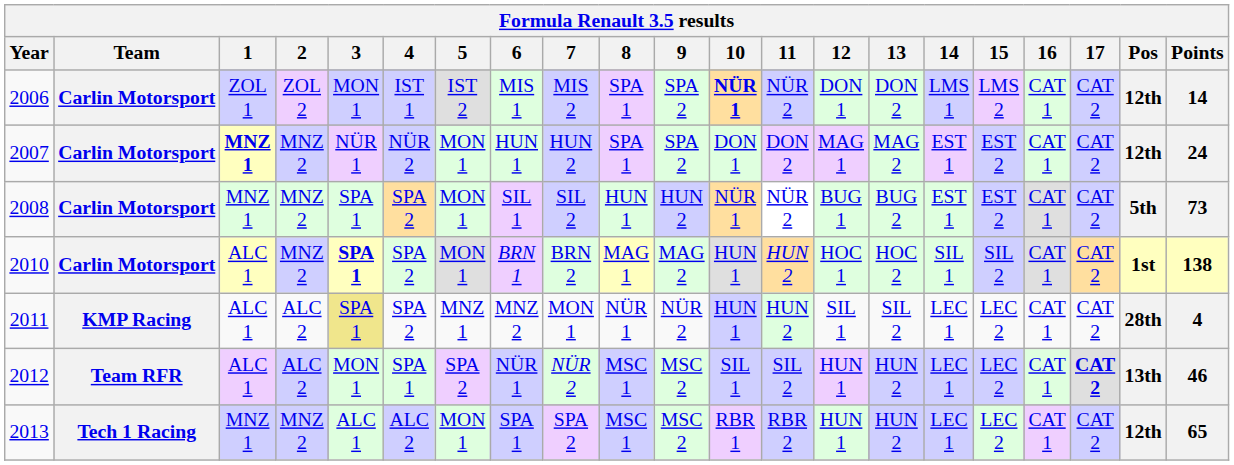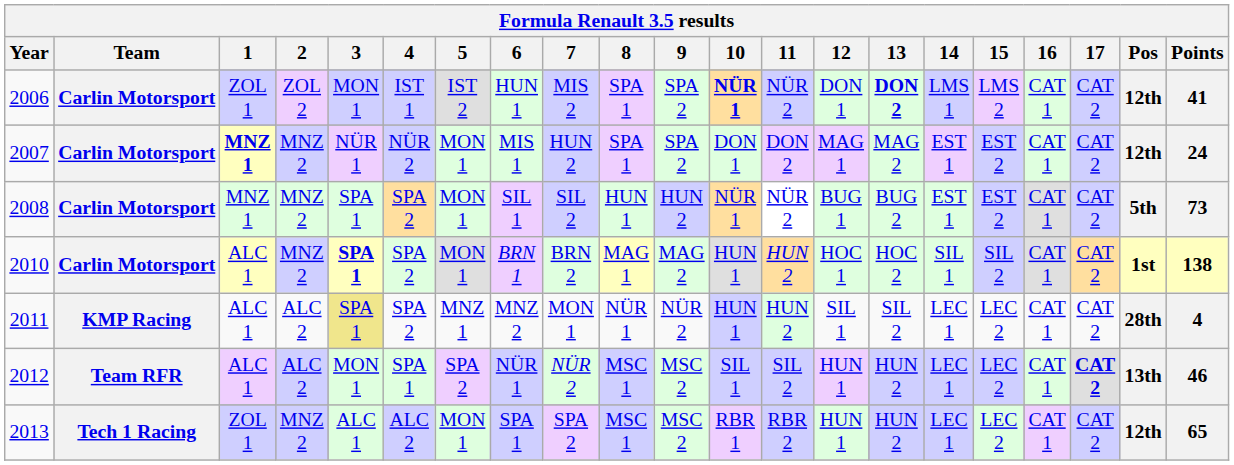(517, 97) MIS 1 -> (517, 97) HUN 1
(896, 97) normal -> (896, 97) bold
(1197, 97) 14 -> (1197, 97) 41
(517, 152) HUN 1 -> (517, 152) MIS 1
(248, 431) MNZ 1 -> (248, 431) ZOL 1
